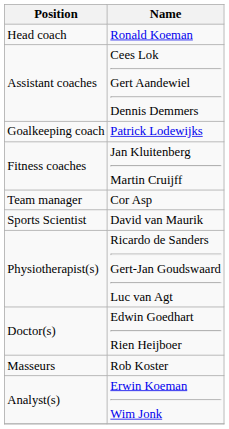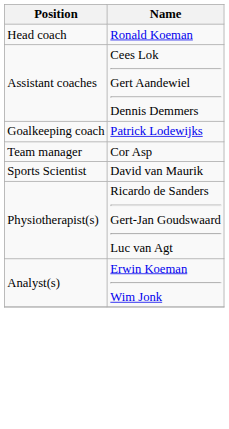- row: (47, 165)
- row: (32, 331)
- row: (31, 365)
